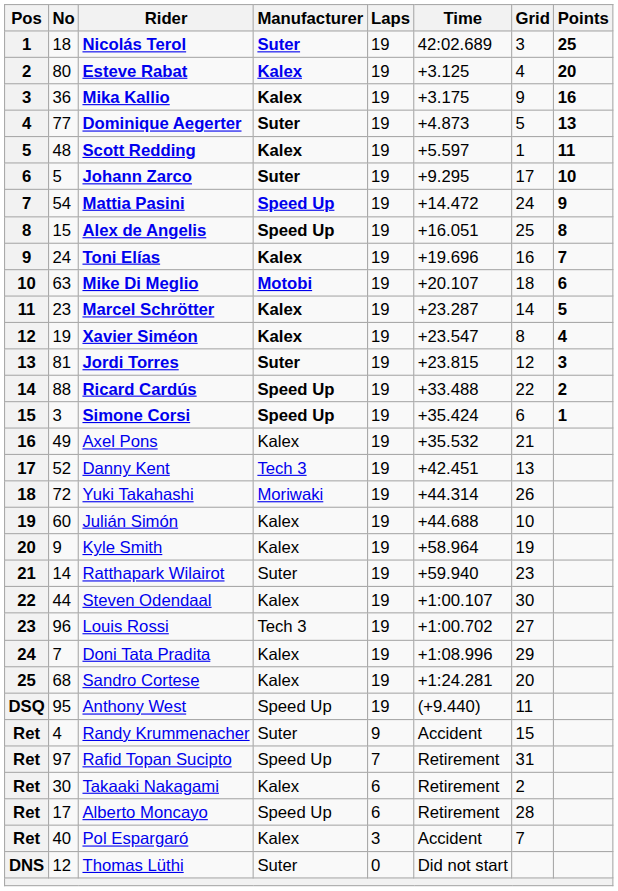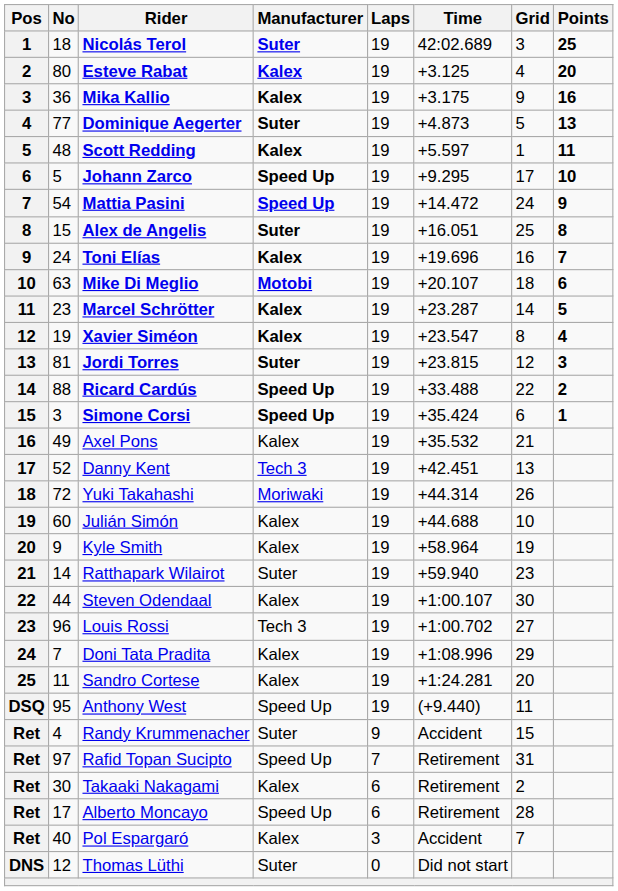(279, 177) Suter -> (296, 177) Speed Up
(296, 230) Speed Up -> (279, 230) Suter
(62, 680) 68 -> (61, 680) 11
